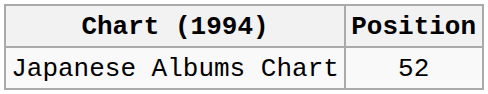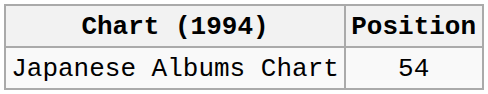(414, 69) 52 -> (414, 69) 54
